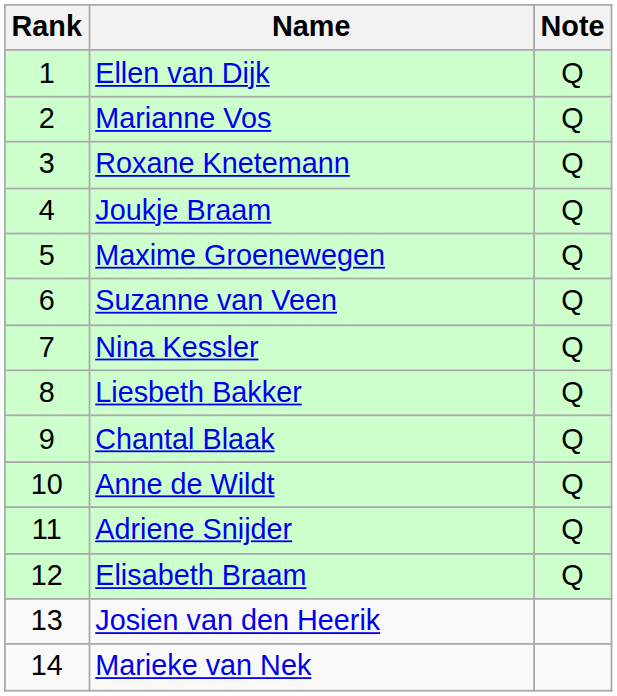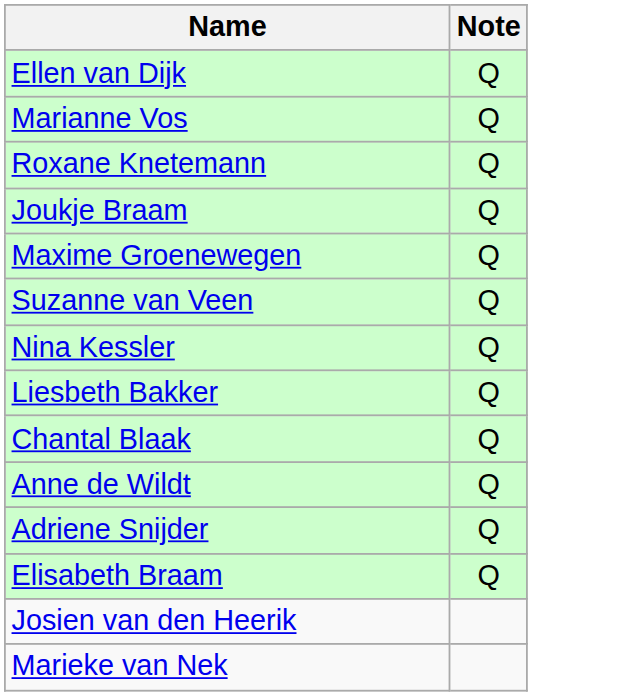- column: (47, 27)
